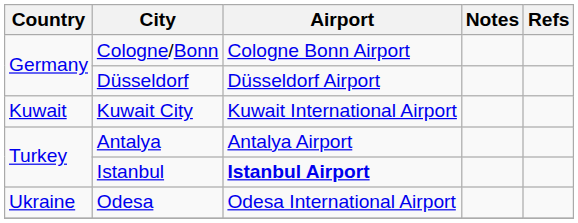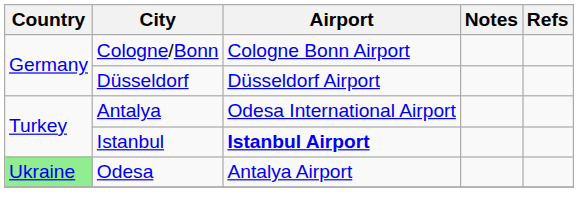- row: (145, 111)
(290, 141) Antalya Airport -> (342, 111) Odesa International Airport
(42, 202) no background -> (42, 171) lightgreen background
(342, 202) Odesa International Airport -> (290, 171) Antalya Airport
